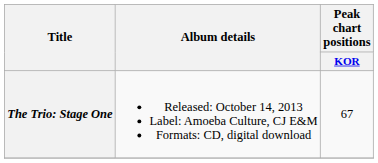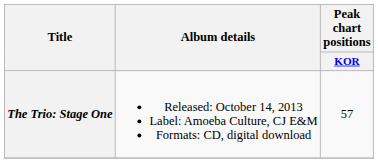(347, 114) 67 -> (347, 114) 57
